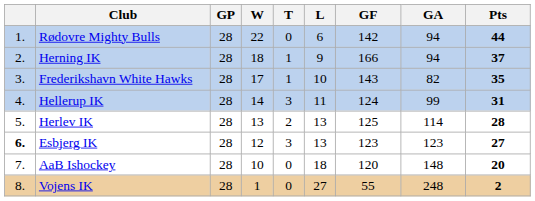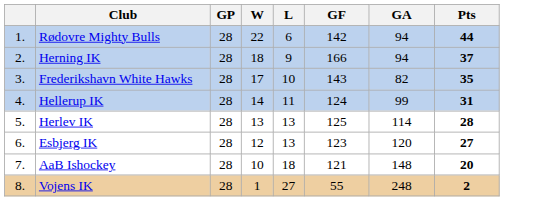- column: (288, 15)
(20, 143) bold -> (20, 143) normal
(433, 143) 123 -> (402, 143) 120
(368, 164) 120 -> (337, 164) 121
